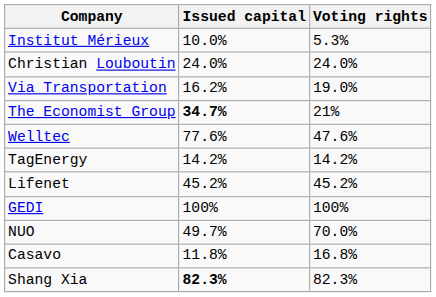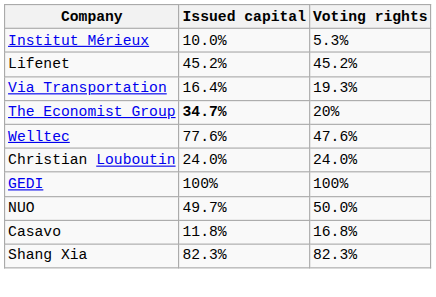rows swapped: (92, 64) <-> (39, 184)
(205, 88) 16.2% -> (205, 88) 16.4%
(335, 88) 19.0% -> (335, 88) 19.3%
(326, 112) 21% -> (326, 112) 20%
- row: (48, 160)
(335, 232) 70.0% -> (335, 208) 50.0%
(205, 280) bold -> (205, 256) normal
